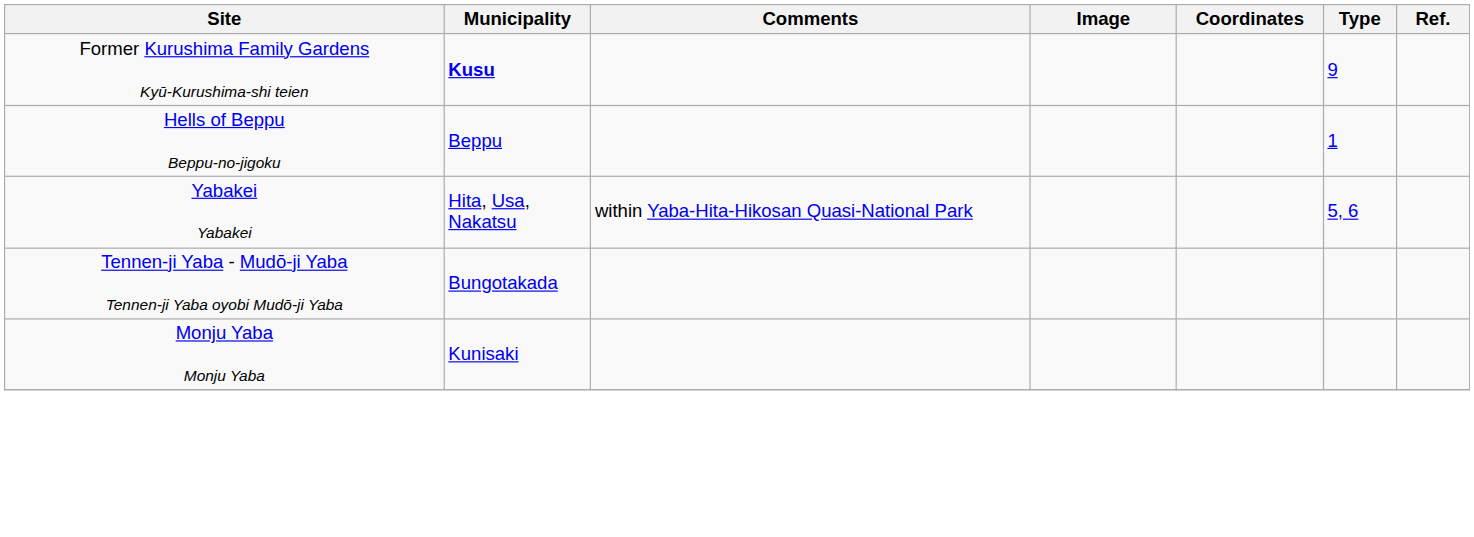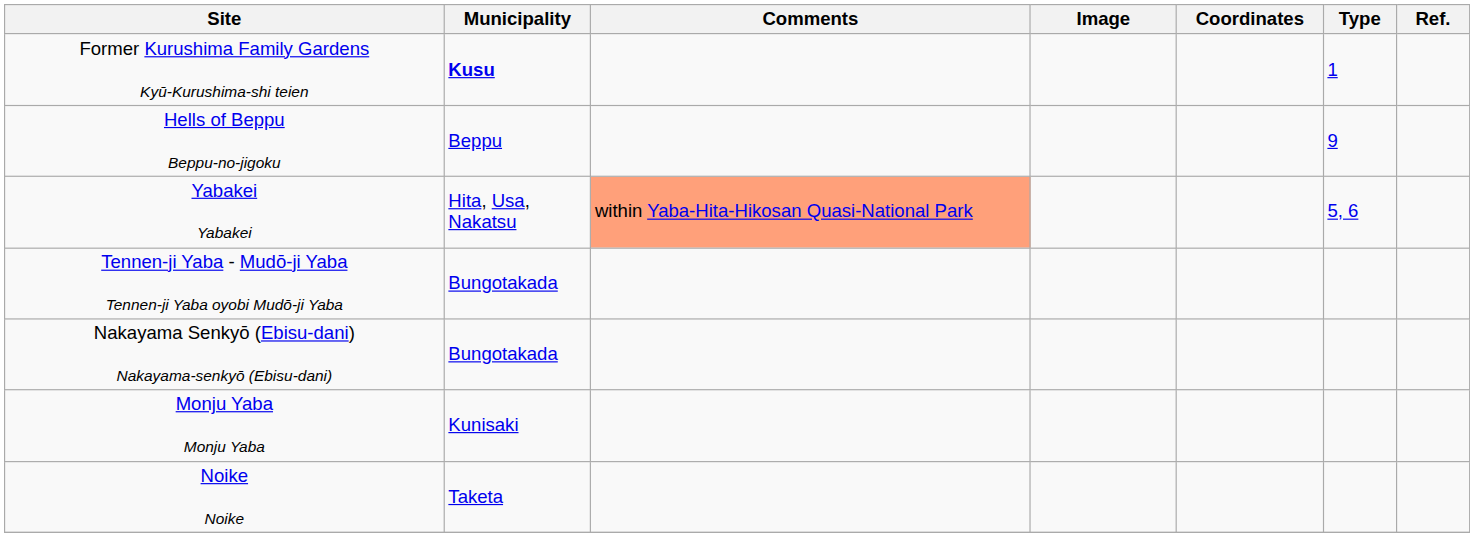(1333, 69) 9 -> (1333, 69) 1
(1333, 140) 1 -> (1333, 140) 9
(784, 211) no background -> (784, 211) lightsalmon background
+ row: (224, 354)
+ row: (224, 496)
